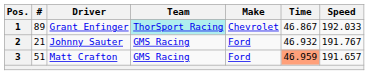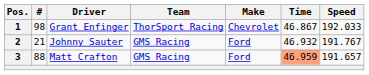(39, 27) 89 -> (39, 27) 98
(178, 27) paleturquoise background -> (178, 27) no background
(39, 58) 51 -> (39, 58) 88
